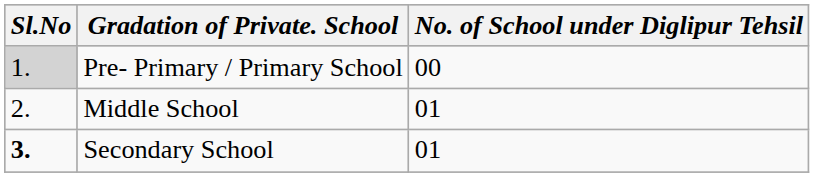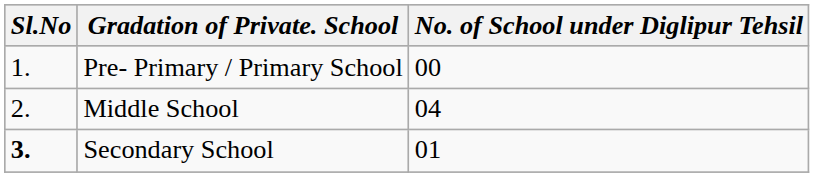(21, 66) lightgrey background -> (21, 66) no background
(428, 108) 01 -> (428, 108) 04
